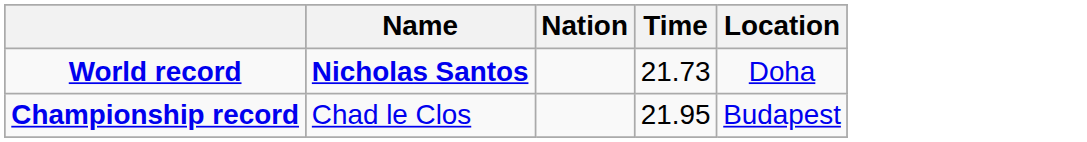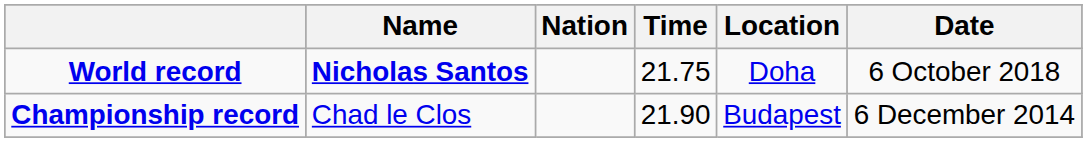+ column: (964, 26)
(676, 70) 21.73 -> (676, 70) 21.75
(676, 114) 21.95 -> (676, 114) 21.90
